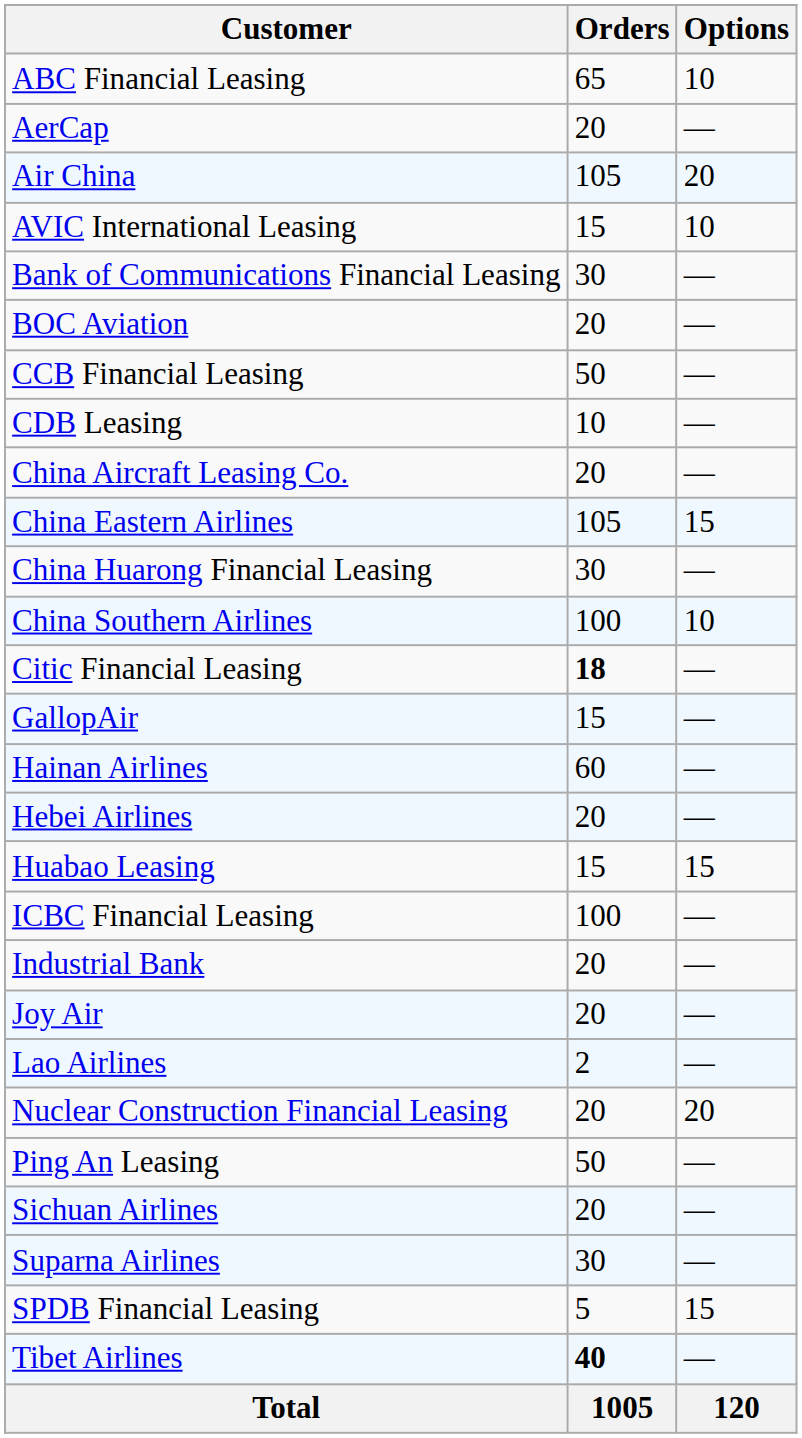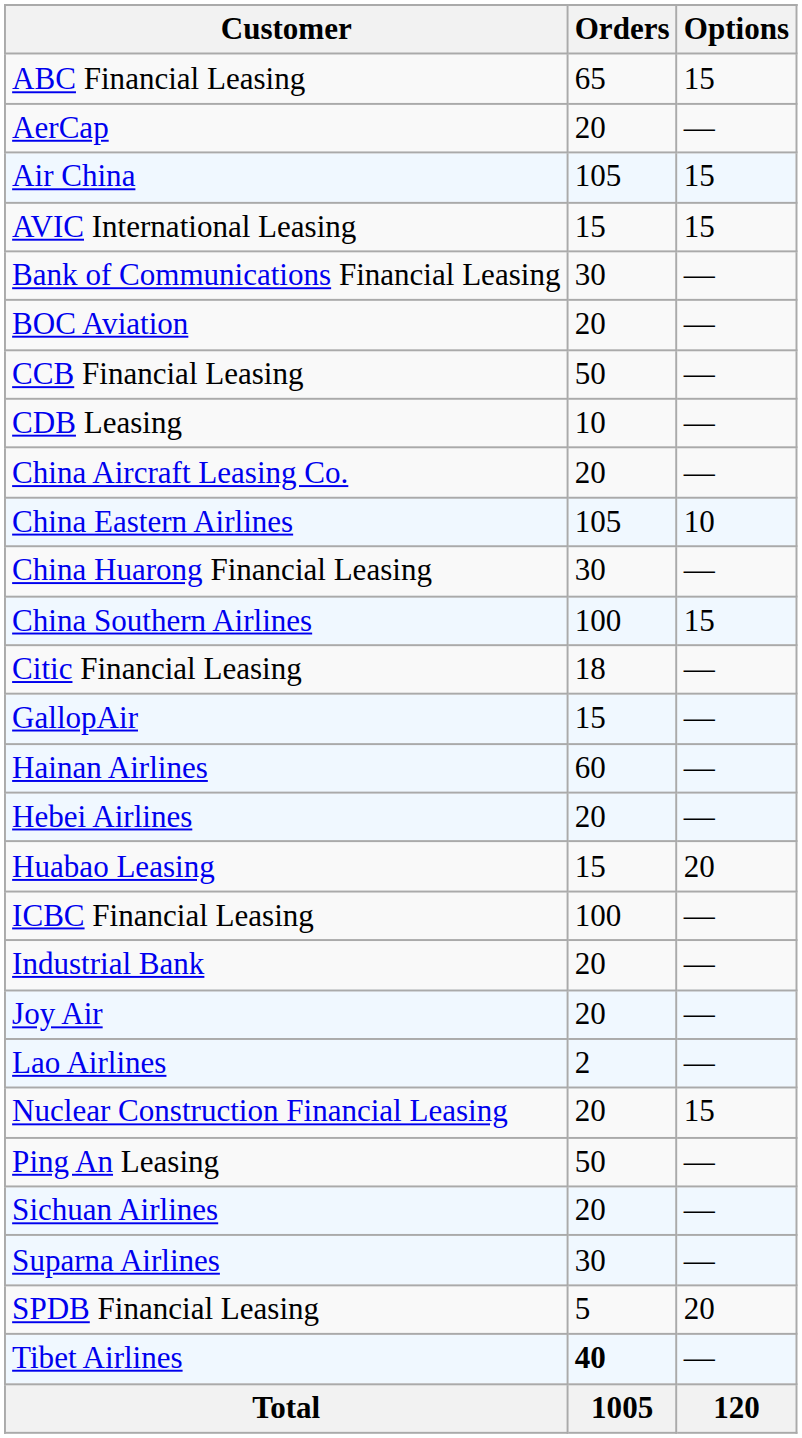(699, 78) 10 -> (699, 78) 15
(699, 176) 20 -> (699, 176) 15
(699, 226) 10 -> (699, 226) 15
(699, 521) 15 -> (699, 521) 10
(699, 619) 10 -> (699, 619) 15
(590, 669) bold -> (590, 669) normal
(699, 865) 15 -> (699, 865) 20
(699, 1112) 20 -> (699, 1112) 15
(699, 1309) 15 -> (699, 1309) 20
